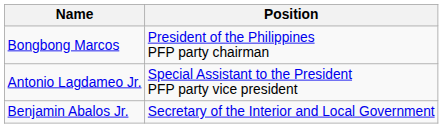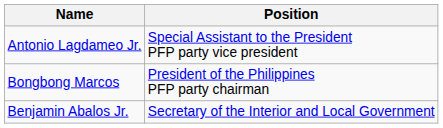rows swapped: (63, 44) <-> (75, 82)
